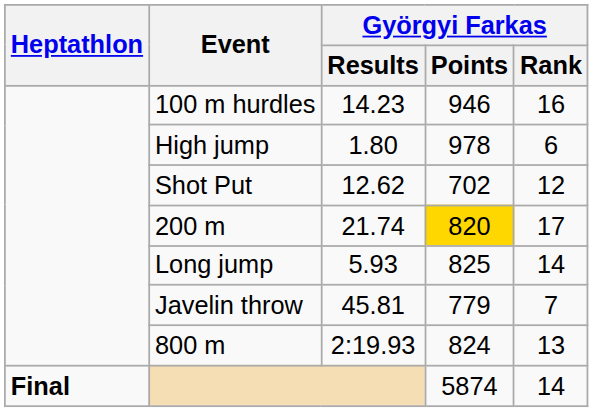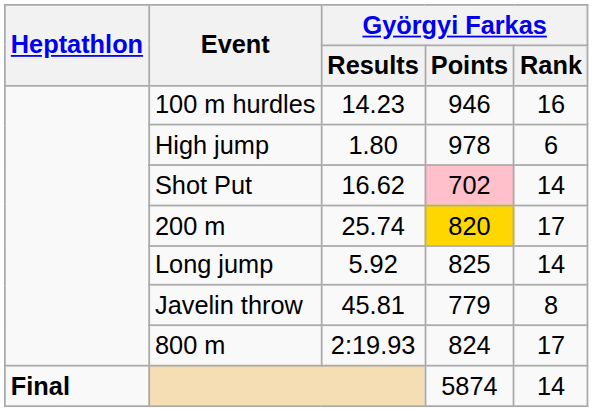(373, 185) 12.62 -> (373, 185) 16.62
(469, 185) no background -> (469, 185) pink background
(551, 185) 12 -> (551, 185) 14
(373, 225) 21.74 -> (373, 225) 25.74
(373, 266) 5.93 -> (373, 266) 5.92
(551, 306) 7 -> (551, 306) 8
(551, 346) 13 -> (551, 346) 17
